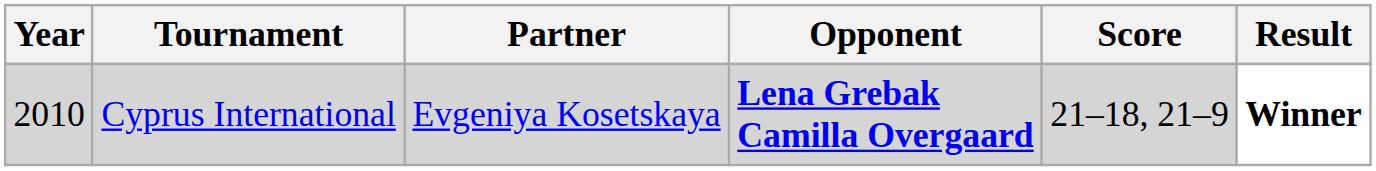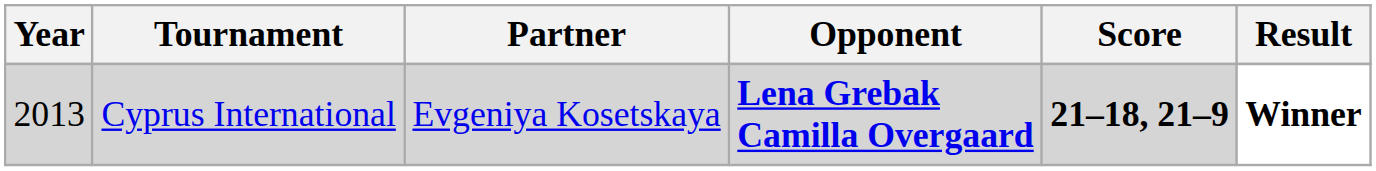(49, 114) 2010 -> (49, 114) 2013
(1140, 114) normal -> (1140, 114) bold
